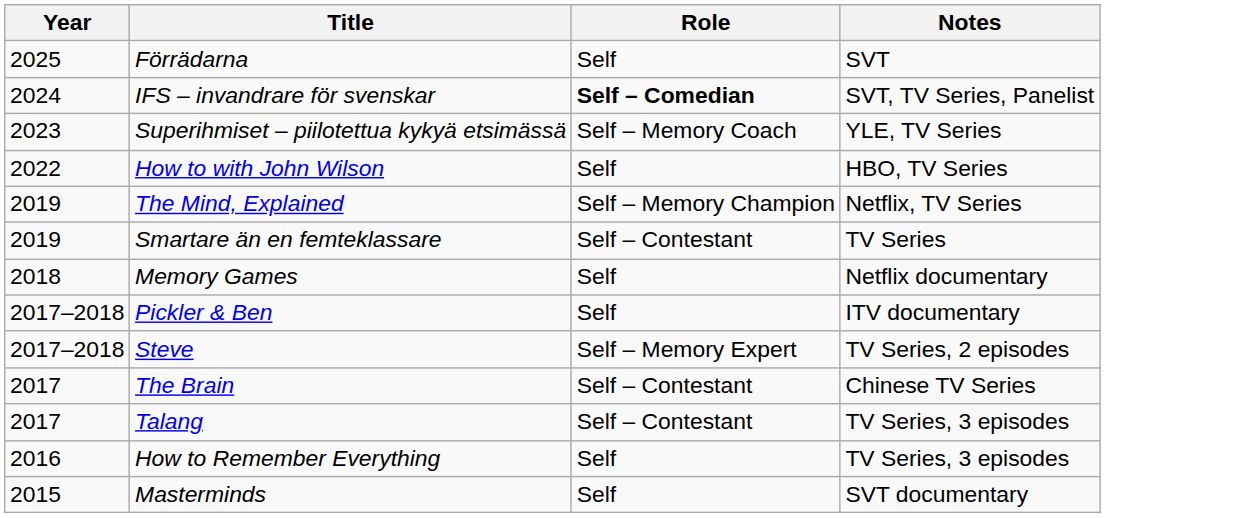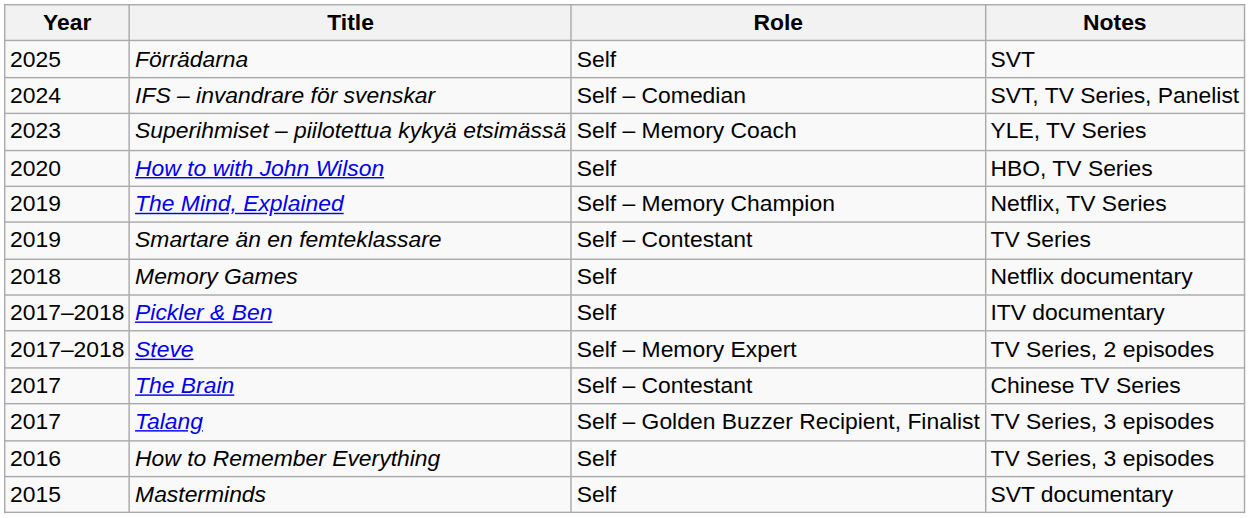(666, 95) bold -> (661, 95) normal
(35, 167) 2022 -> (35, 167) 2020
(664, 421) Self – Contestant -> (778, 421) Self – Golden Buzzer Recipient, Finalist
